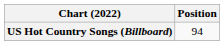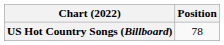(197, 31) 94 -> (197, 31) 78
